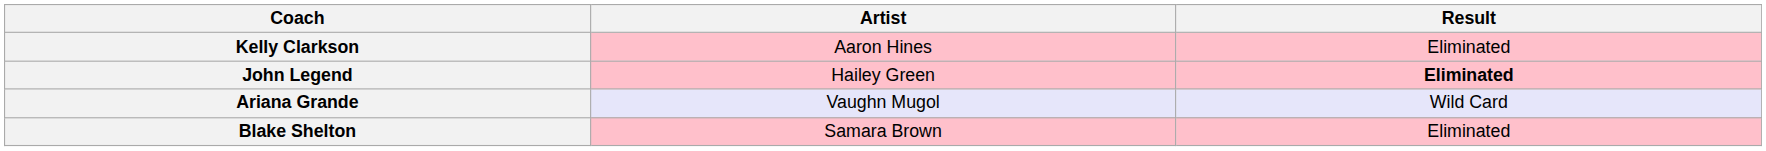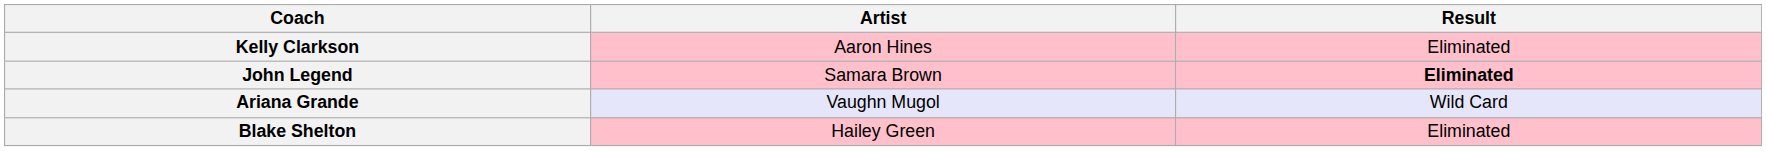(883, 74) Hailey Green -> (883, 74) Samara Brown
(883, 131) Samara Brown -> (883, 131) Hailey Green
